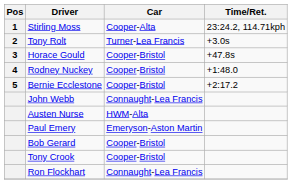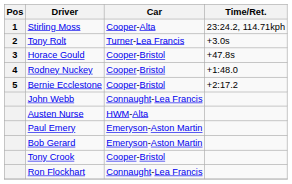(136, 143) Cooper-Bristol -> (154, 143) Emeryson-Aston Martin
